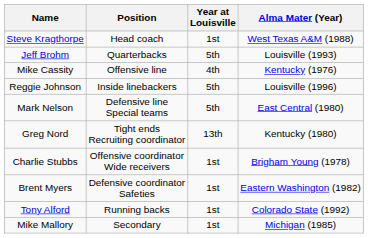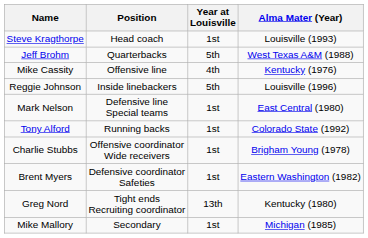(301, 39) West Texas A&M (1988) -> (301, 39) Louisville (1993)
(301, 54) Louisville (1993) -> (301, 54) West Texas A&M (1988)
(213, 107) 5th -> (213, 107) 1st
rows swapped: (45, 134) <-> (45, 209)
